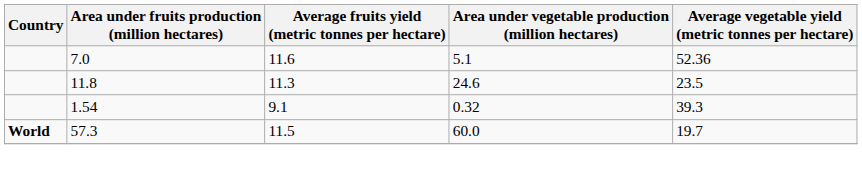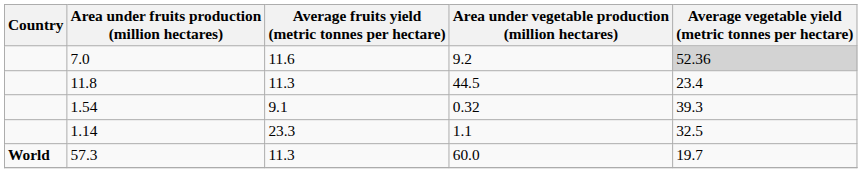(462, 58) 5.1 -> (462, 58) 9.2
(693, 58) no background -> (693, 58) lightgrey background
(466, 82) 24.6 -> (466, 82) 44.5
(690, 82) 23.5 -> (690, 82) 23.4
+ row: (84, 131)
(282, 131) 11.5 -> (282, 155) 11.3
